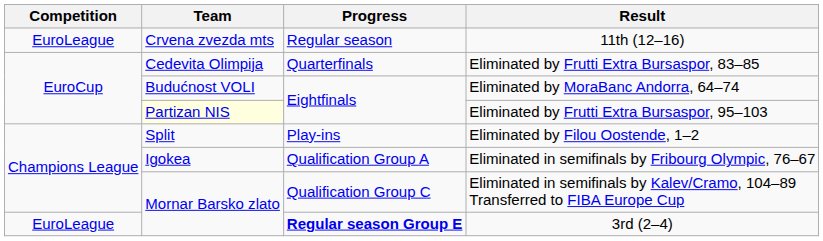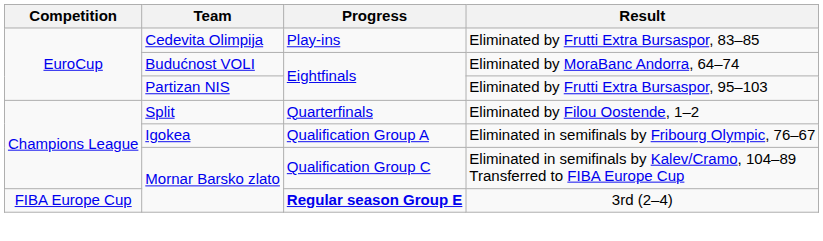- row: (642, 40)
(330, 64) Quarterfinals -> (314, 40) Play-ins
(188, 111) lightyellow background -> (188, 87) no background
(314, 135) Play-ins -> (330, 111) Quarterfinals
(73, 224) EuroLeague -> (73, 200) FIBA Europe Cup
